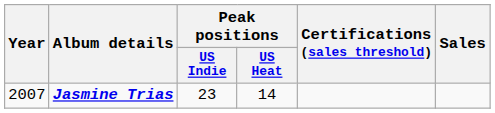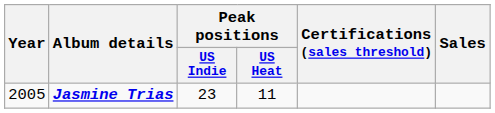(27, 95) 2007 -> (27, 95) 2005
(267, 95) 14 -> (267, 95) 11
